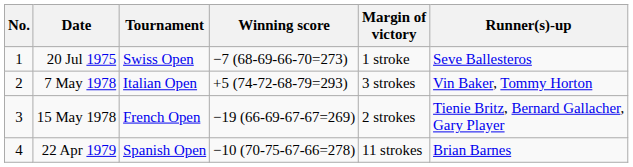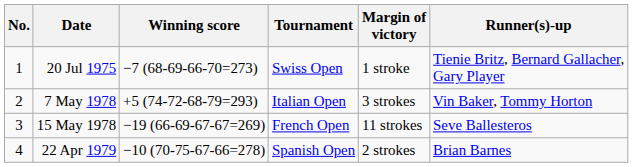columns swapped: (165, 25) <-> (284, 25)
(482, 59) Seve Ballesteros -> (529, 67) Tienie Britz, Bernard Gallacher, Gary Player
(389, 117) 2 strokes -> (392, 125) 11 strokes
(529, 117) Tienie Britz, Bernard Gallacher, Gary Player -> (482, 125) Seve Ballesteros
(392, 150) 11 strokes -> (389, 150) 2 strokes
